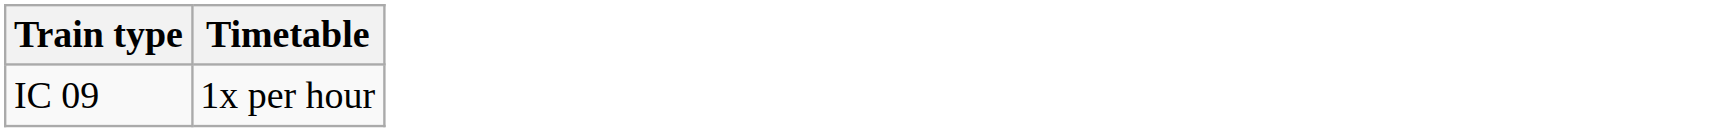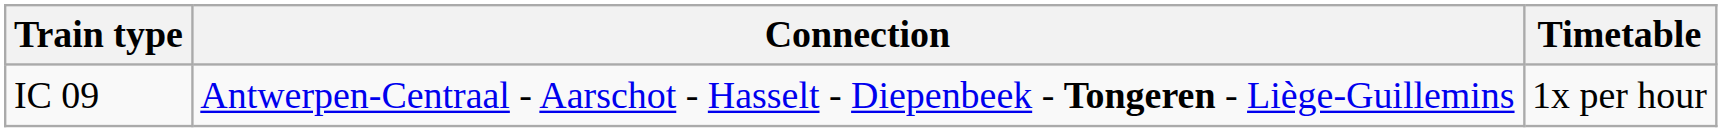+ column: (857, 34)
